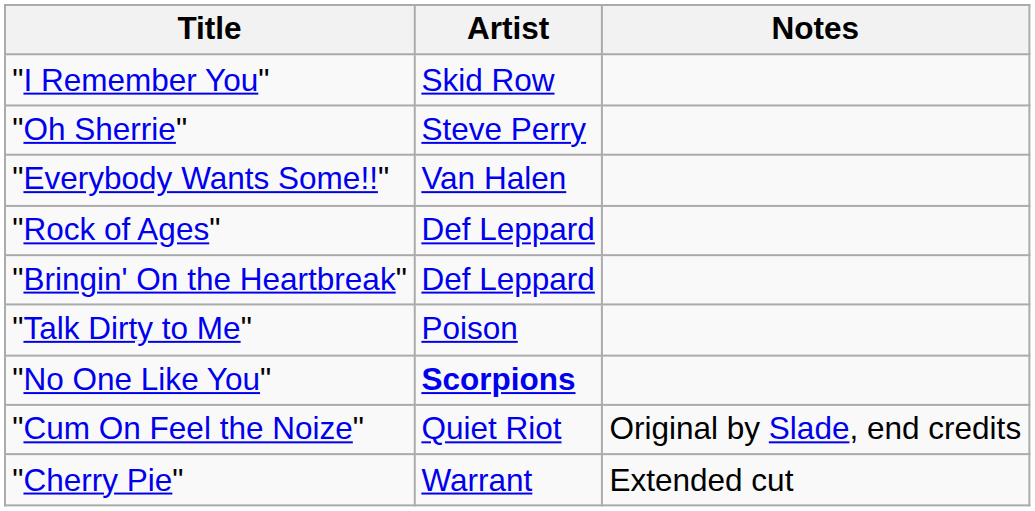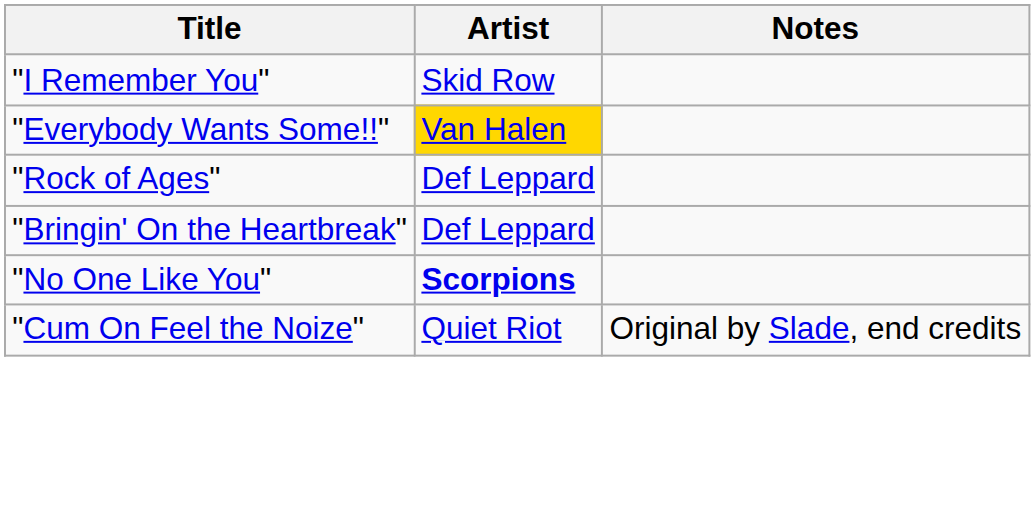- row: (100, 129)
(494, 179) no background -> (494, 129) gold background
- row: (132, 329)
- row: (98, 479)
